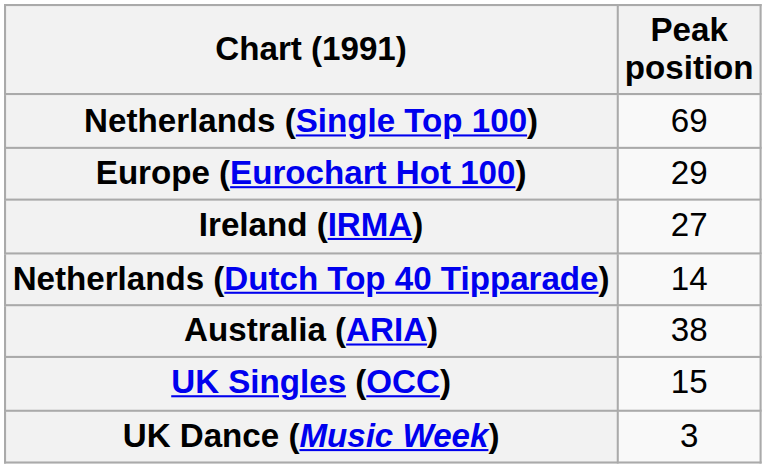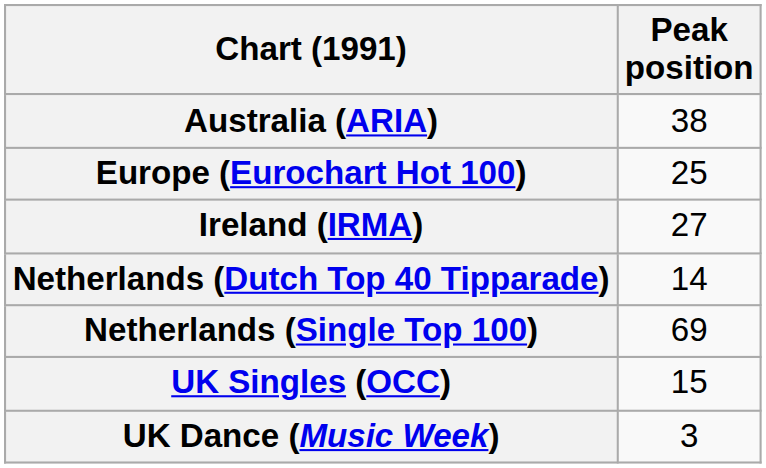rows swapped: (311, 330) <-> (311, 120)
(689, 173) 29 -> (689, 173) 25
